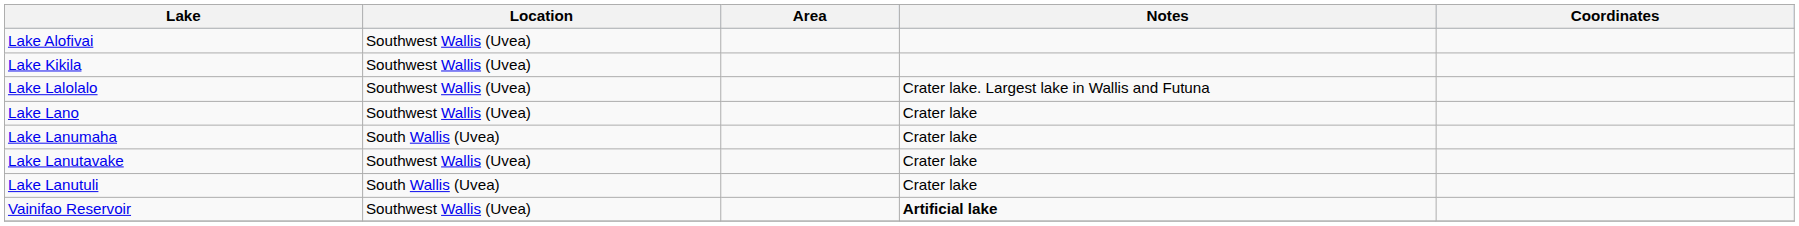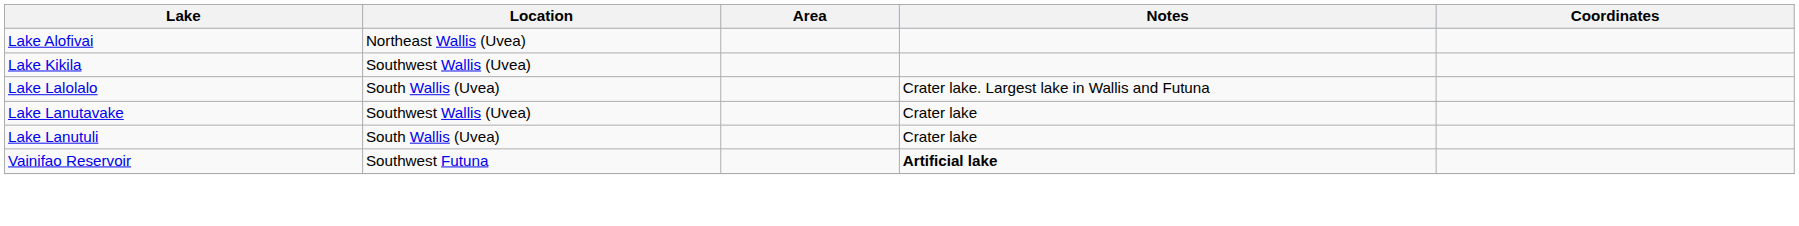(448, 40) Southwest Wallis (Uvea) -> (446, 40) Northeast Wallis (Uvea)
(448, 88) Southwest Wallis (Uvea) -> (433, 88) South Wallis (Uvea)
- row: (43, 112)
- row: (62, 137)
(448, 209) Southwest Wallis (Uvea) -> (427, 161) Southwest Futuna
